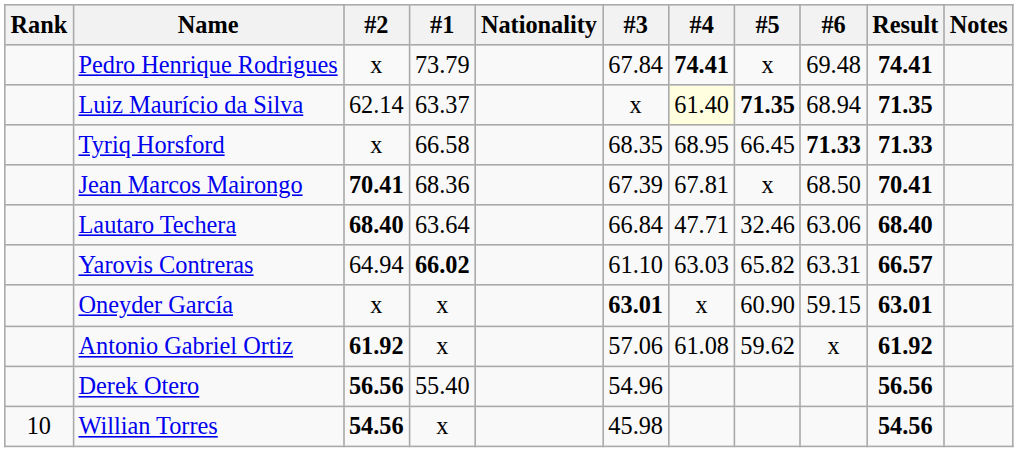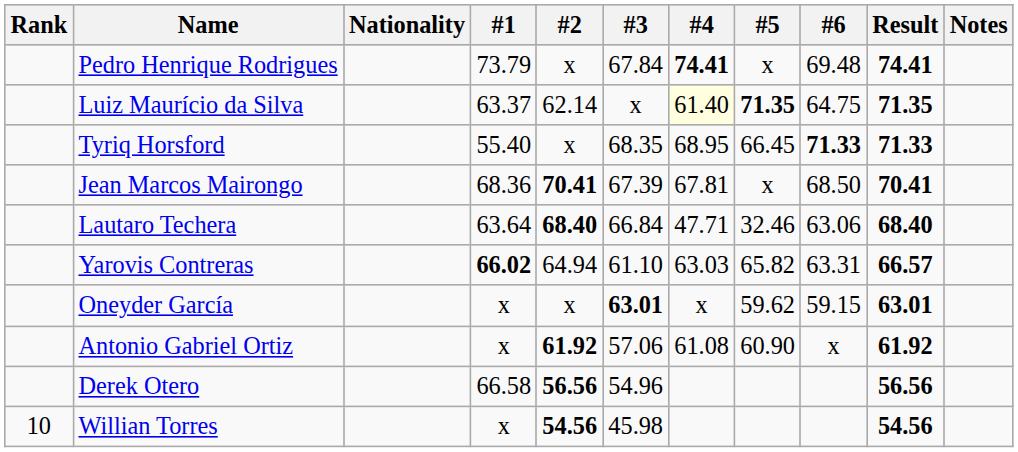columns swapped: (539, 24) <-> (376, 24)
(834, 104) 68.94 -> (834, 104) 64.75
(442, 145) 66.58 -> (504, 145) 55.40
(768, 305) 60.90 -> (768, 305) 59.62
(768, 345) 59.62 -> (768, 345) 60.90
(442, 385) 55.40 -> (504, 385) 66.58
